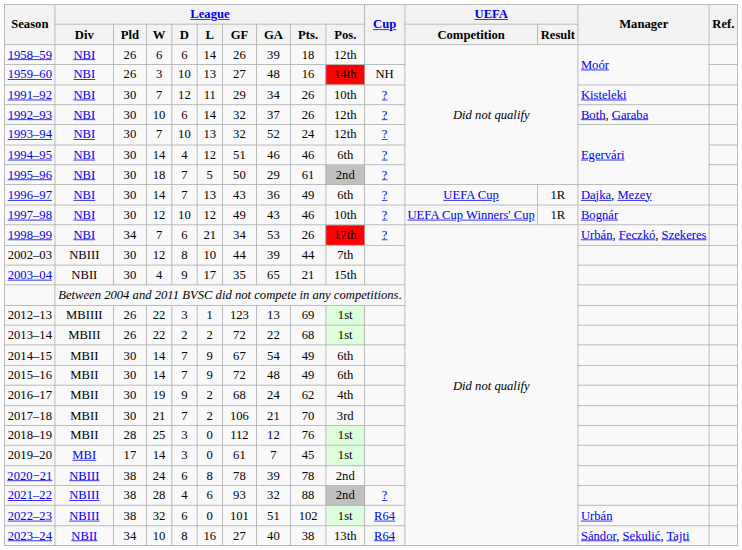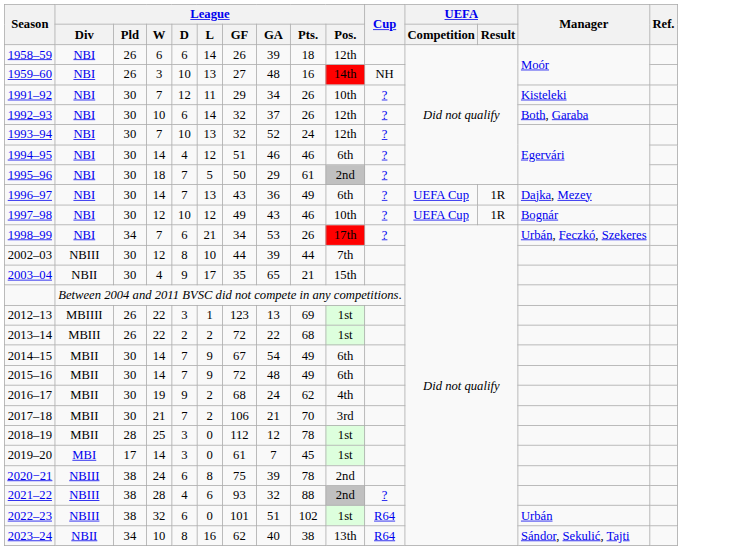(471, 214) UEFA Cup Winners' Cup -> (441, 214) UEFA Cup
(308, 435) 76 -> (308, 435) 78
(239, 475) 78 -> (239, 475) 75
(239, 535) 27 -> (239, 535) 62
